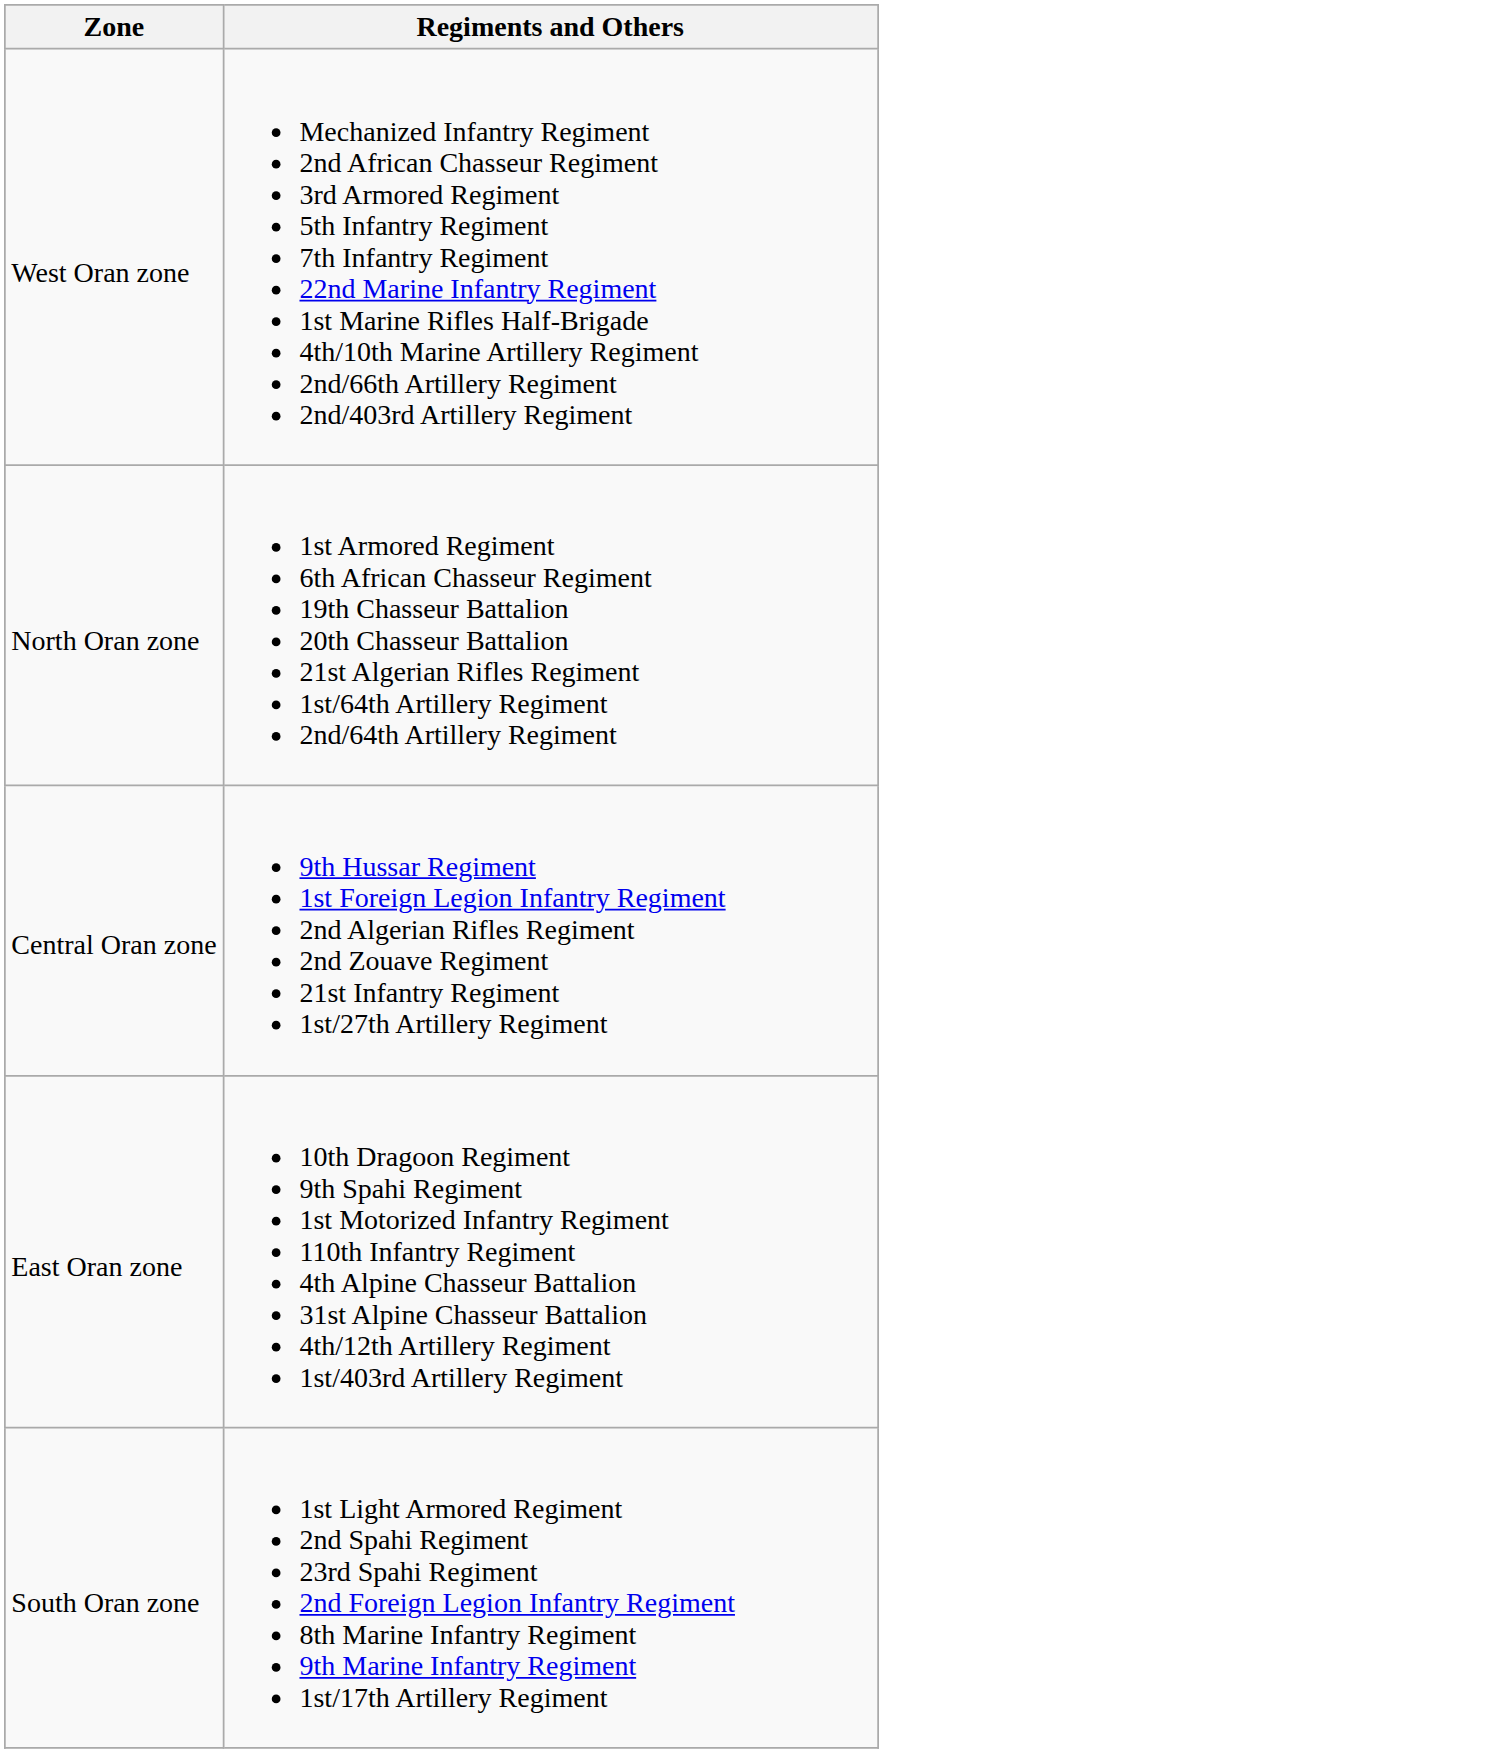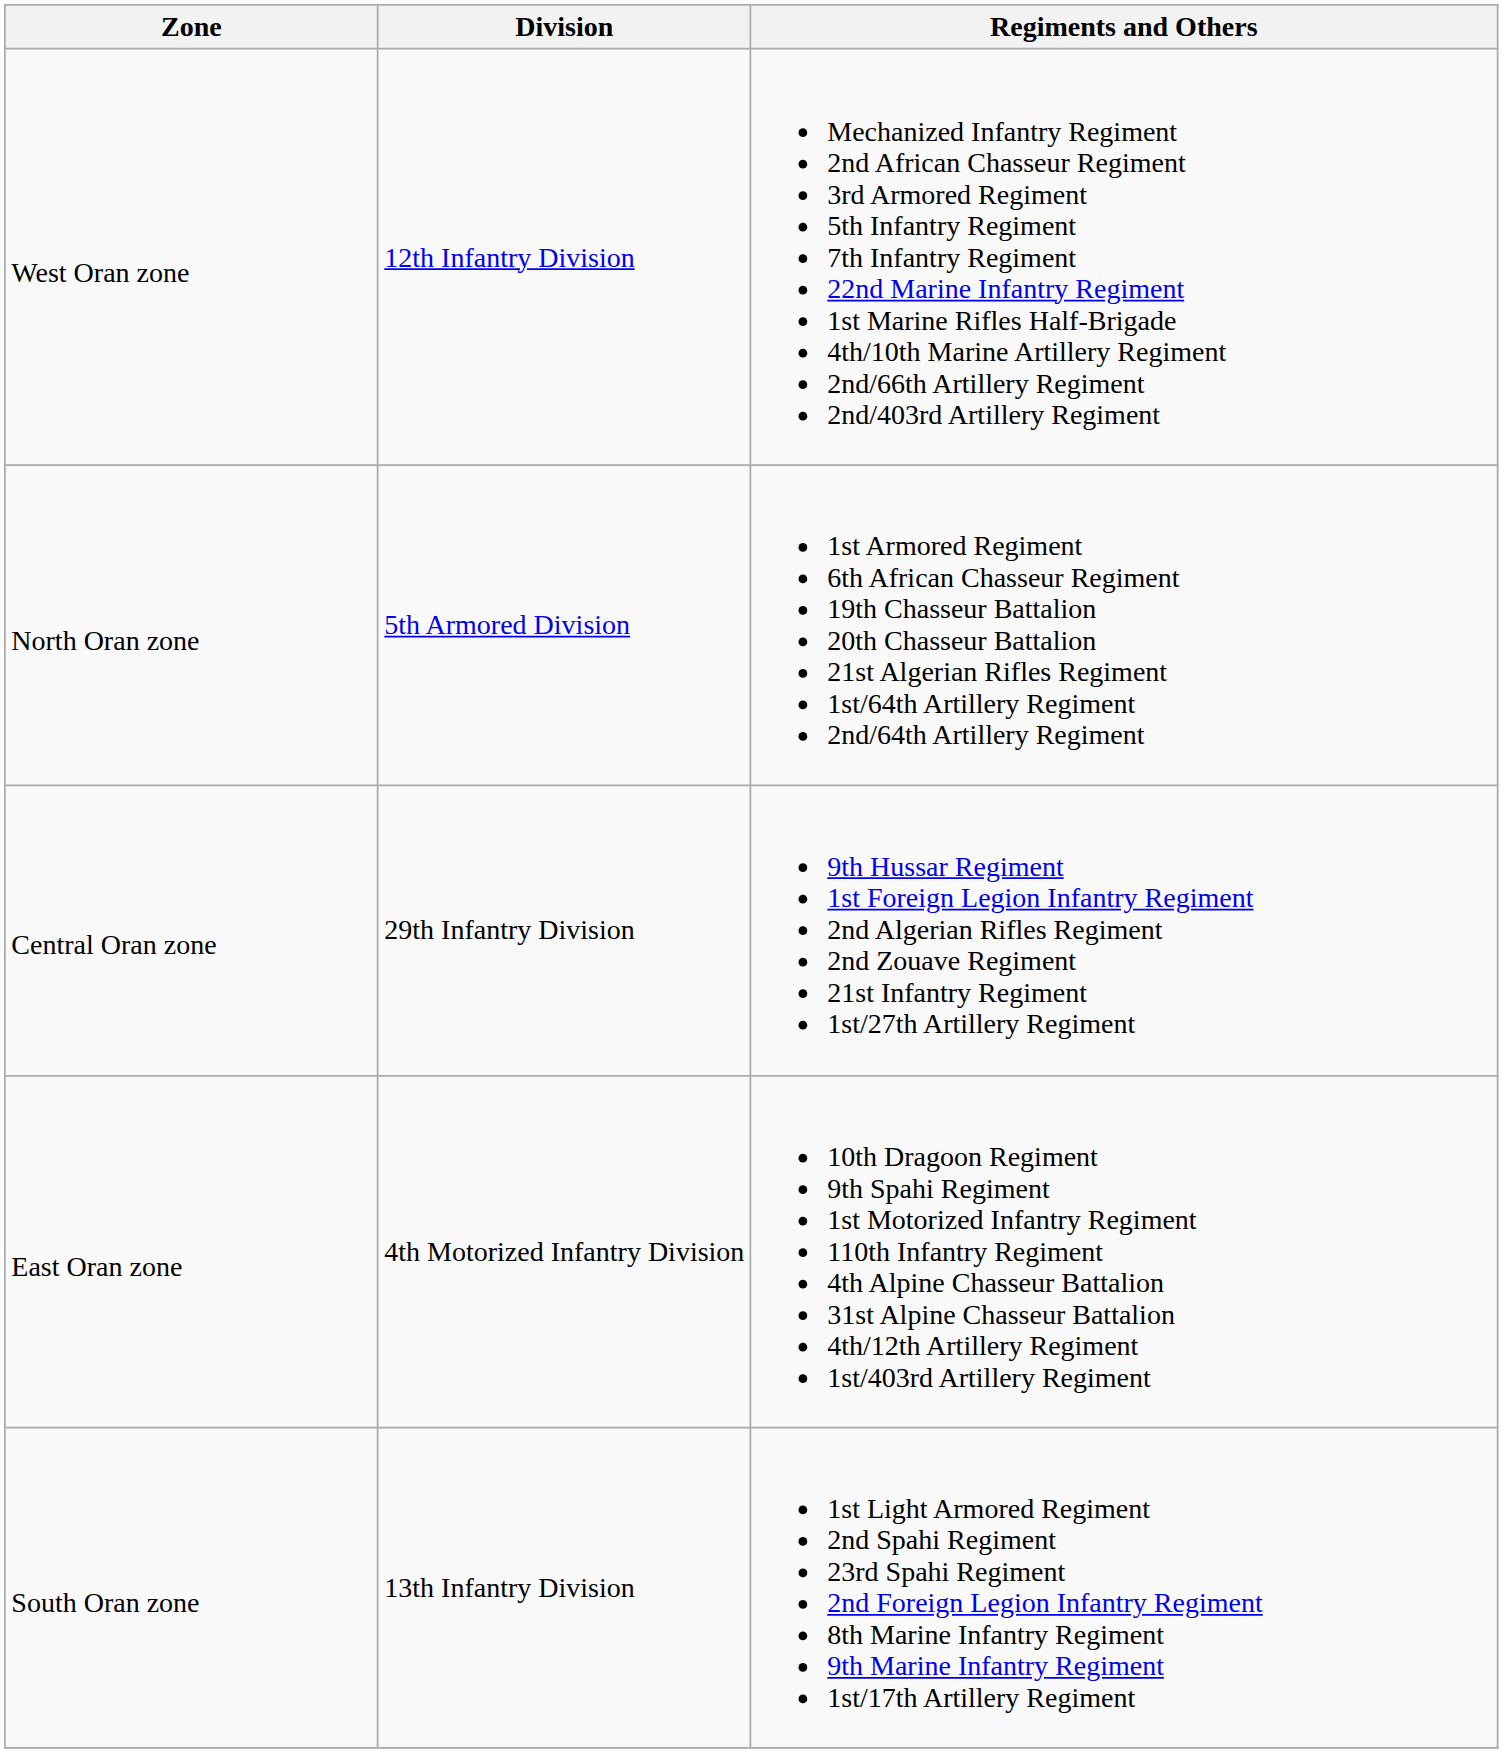+ column: (564, 26)
